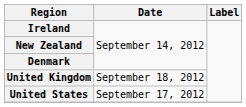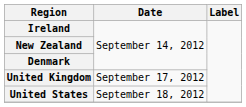(150, 78) September 18, 2012 -> (150, 78) September 17, 2012
(150, 94) September 17, 2012 -> (150, 94) September 18, 2012
